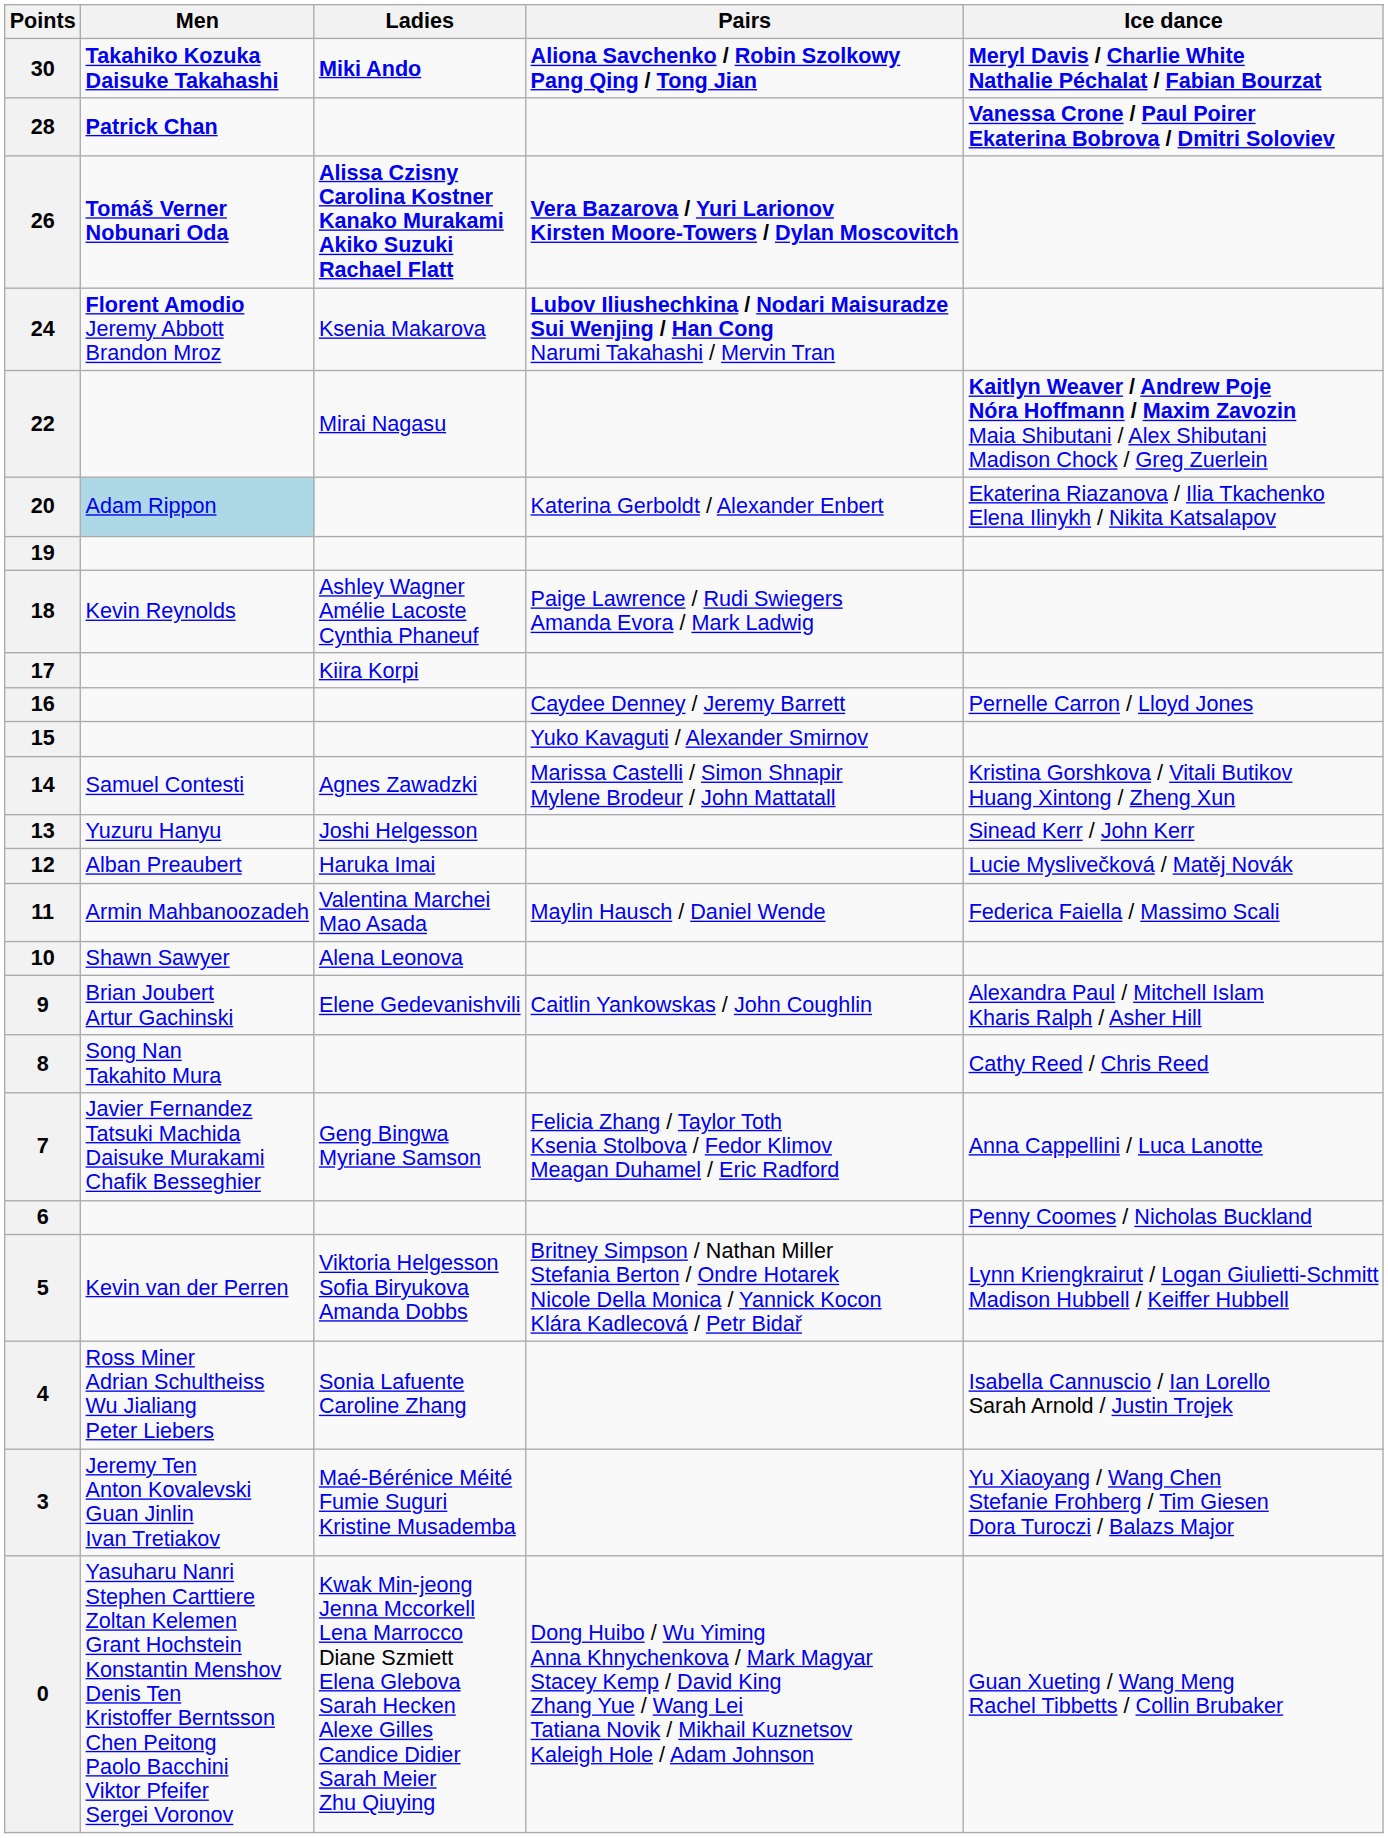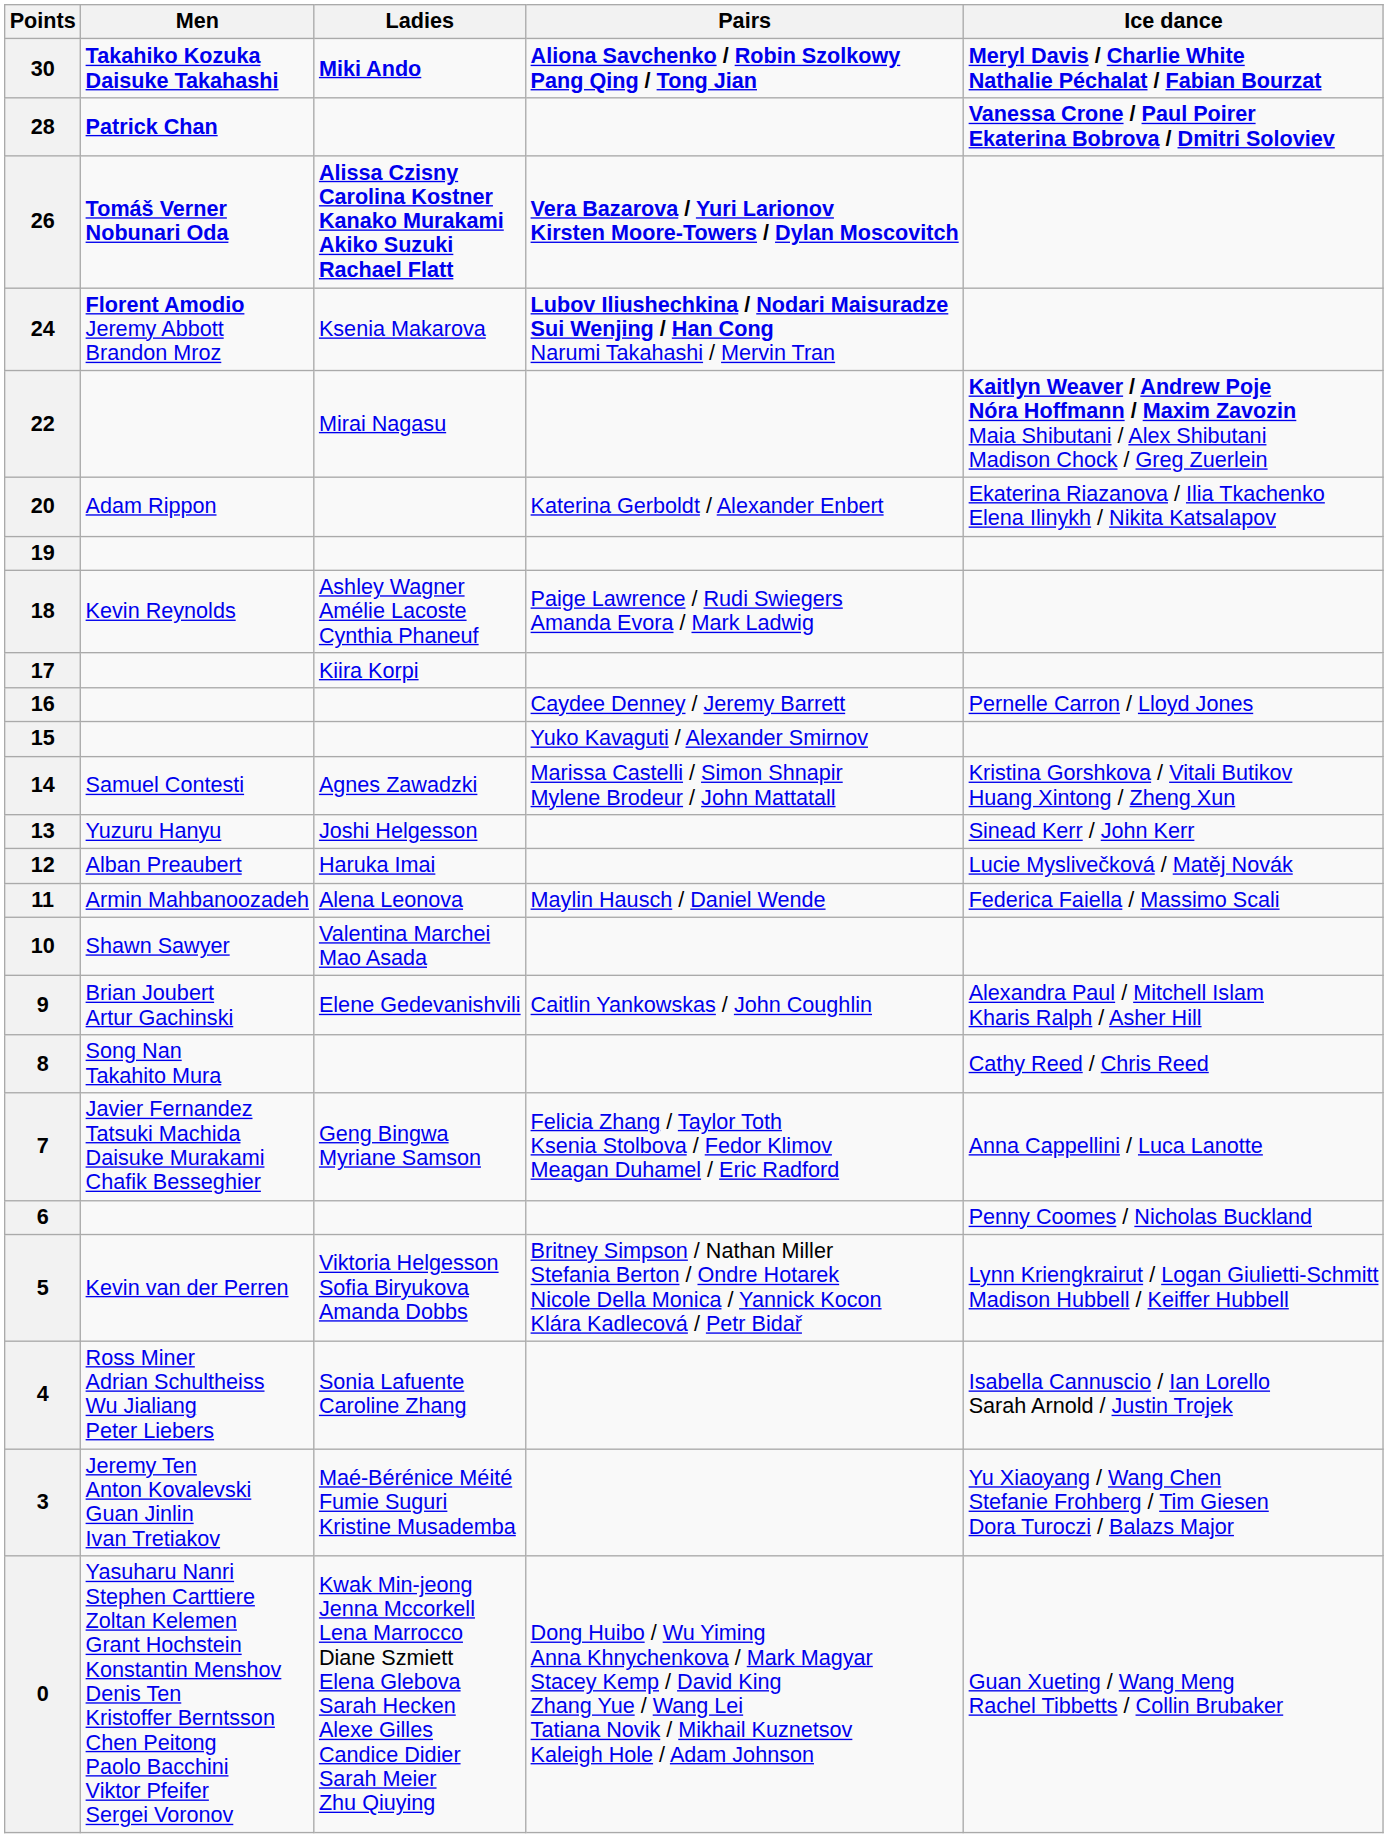(151, 506) lightblue background -> (151, 506) no background
(405, 912) Valentina Marchei Mao Asada -> (391, 899) Alena Leonova
(391, 958) Alena Leonova -> (405, 946) Valentina Marchei Mao Asada
